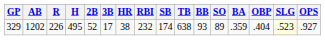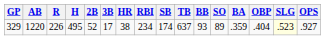(35, 27) 1202 -> (35, 27) 1220
(145, 27) 232 -> (145, 27) 234
(184, 27) 638 -> (184, 27) 637
